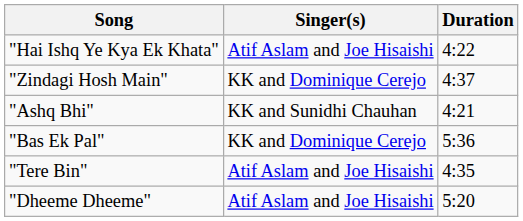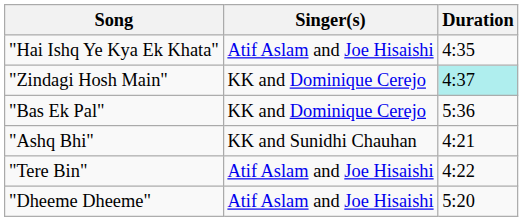(459, 50) 4:22 -> (459, 50) 4:35
(459, 80) no background -> (459, 80) paleturquoise background
rows swapped: (57, 141) <-> (51, 110)
(459, 171) 4:35 -> (459, 171) 4:22
